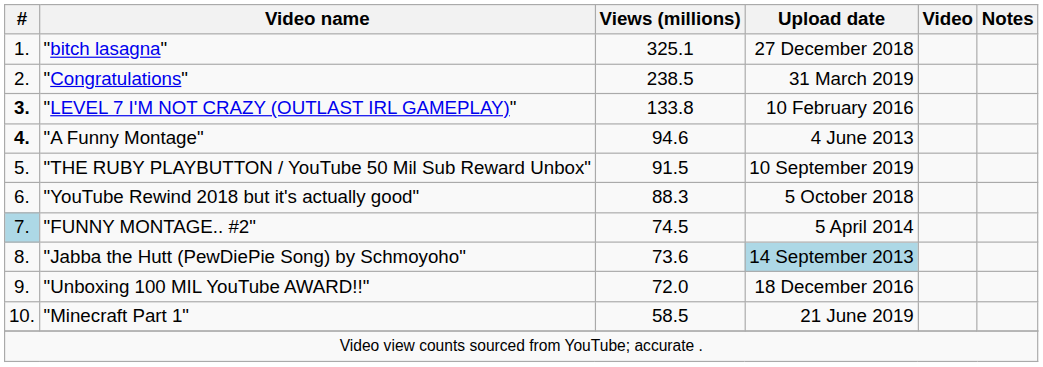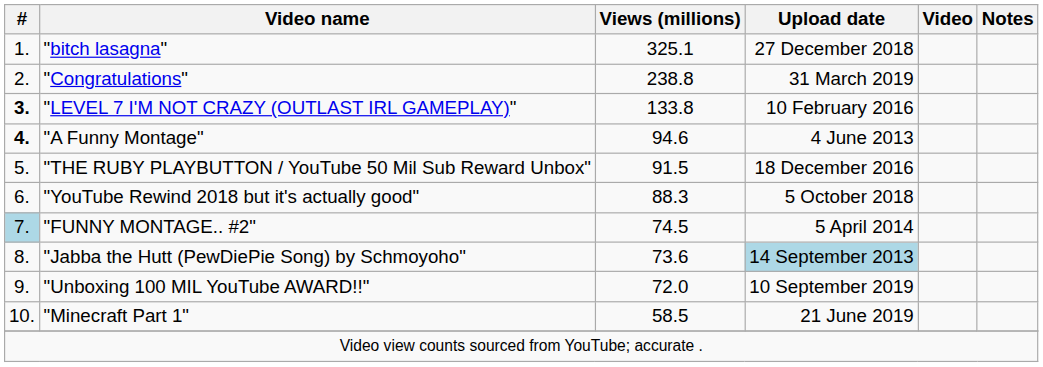(670, 78) 238.5 -> (670, 78) 238.8
(832, 167) 10 September 2019 -> (834, 167) 18 December 2016
(834, 286) 18 December 2016 -> (832, 286) 10 September 2019
